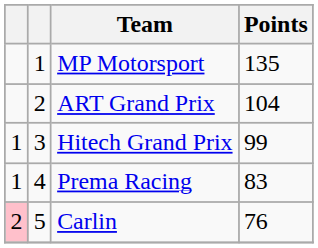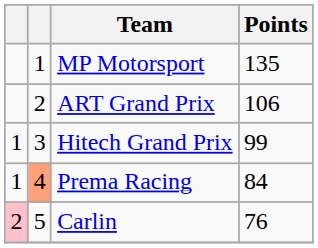(262, 102) 104 -> (262, 102) 106
(40, 181) no background -> (40, 181) lightsalmon background
(256, 181) 83 -> (256, 181) 84
